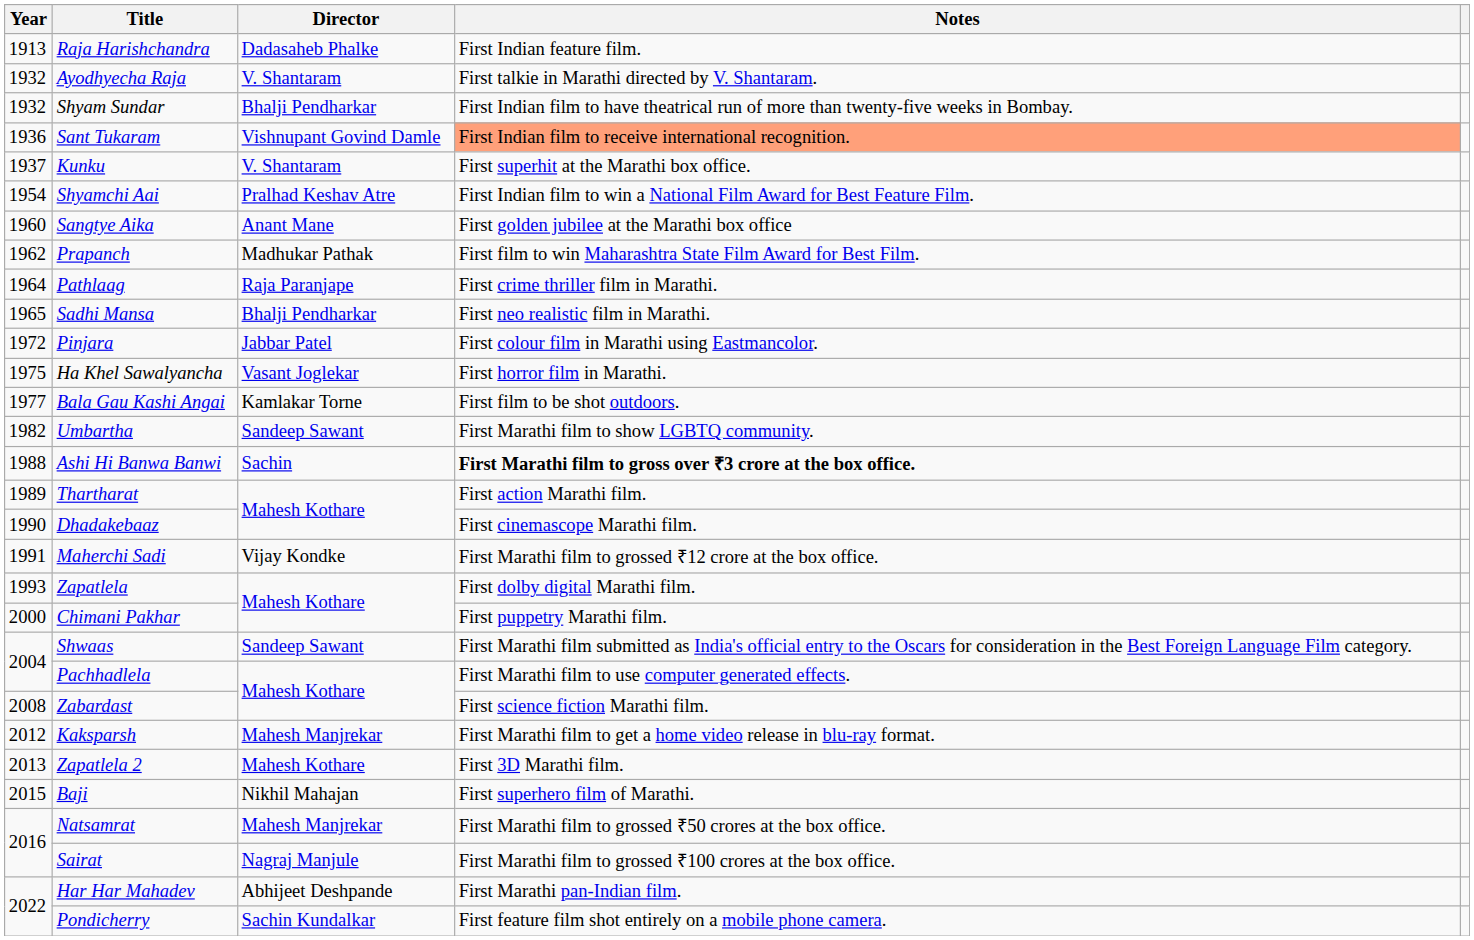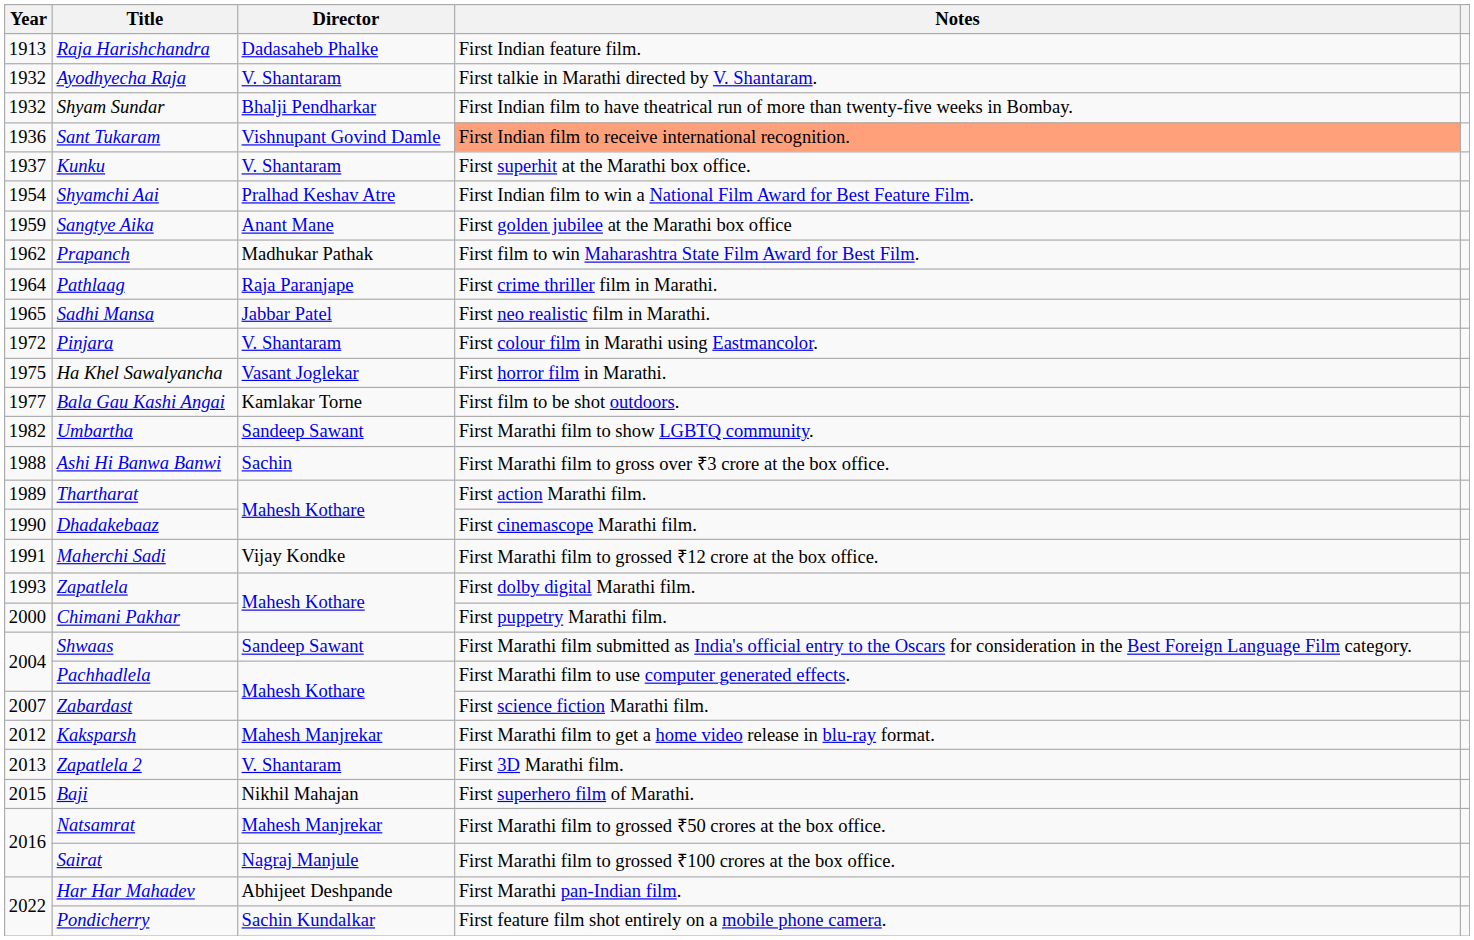(27, 225) 1960 -> (27, 225) 1959
(309, 313) Bhalji Pendharkar -> (287, 313) Jabbar Patel
(287, 343) Jabbar Patel -> (291, 343) V. Shantaram
(687, 464) bold -> (674, 464) normal
(27, 705) 2008 -> (27, 705) 2007
(303, 764) Mahesh Kothare -> (291, 764) V. Shantaram
